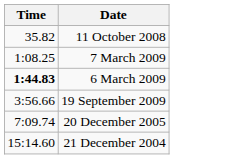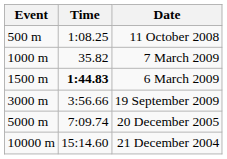+ column: (31, 15)
(40, 36) 35.82 -> (88, 36) 1:08.25
(35, 57) 1:08.25 -> (93, 57) 35.82
